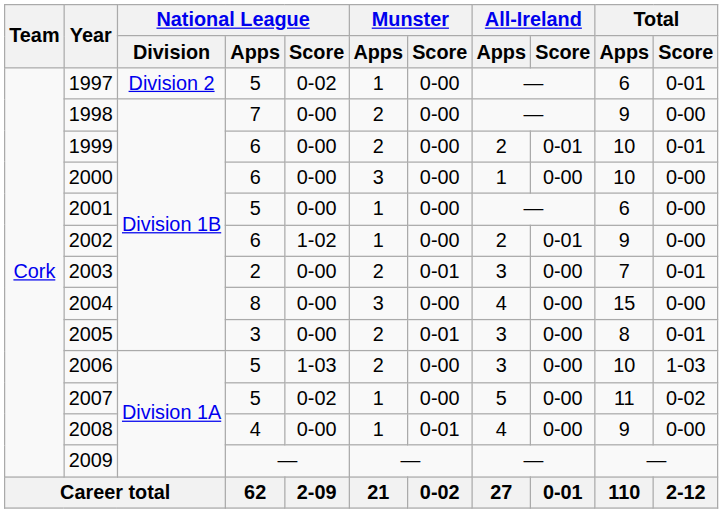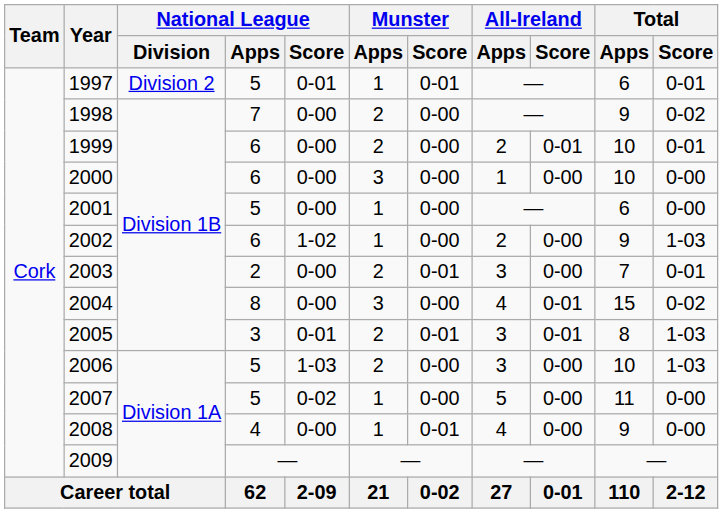(317, 83) 0-02 -> (317, 83) 0-01
(440, 83) 0-00 -> (440, 83) 0-01
(686, 114) 0-00 -> (686, 114) 0-02
(563, 240) 0-01 -> (563, 240) 0-00
(686, 240) 0-00 -> (686, 240) 1-03
(563, 303) 0-00 -> (563, 303) 0-01
(686, 303) 0-00 -> (686, 303) 0-02
(317, 334) 0-00 -> (317, 334) 0-01
(563, 334) 0-00 -> (563, 334) 0-01
(686, 334) 0-01 -> (686, 334) 1-03
(686, 397) 0-02 -> (686, 397) 0-00
